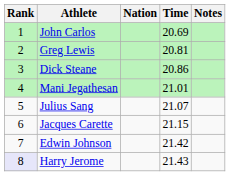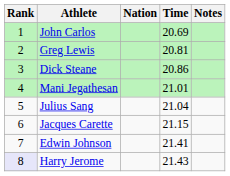(176, 106) 21.07 -> (176, 106) 21.04
(176, 143) 21.42 -> (176, 143) 21.41
